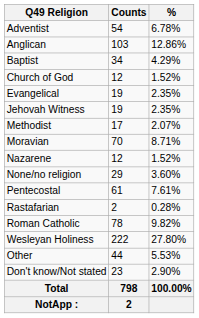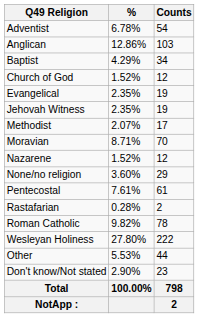columns swapped: (129, 12) <-> (171, 12)
